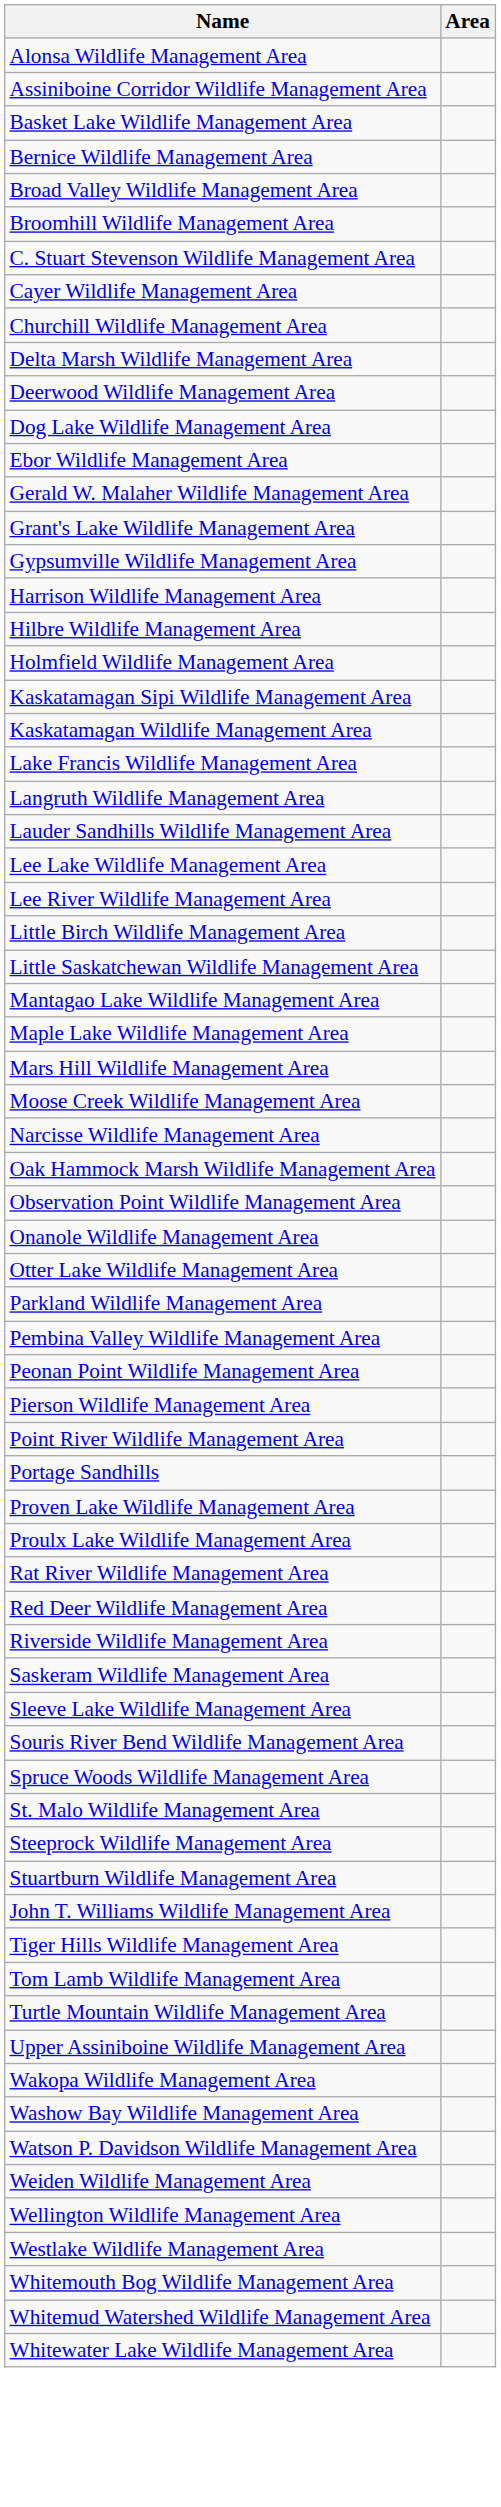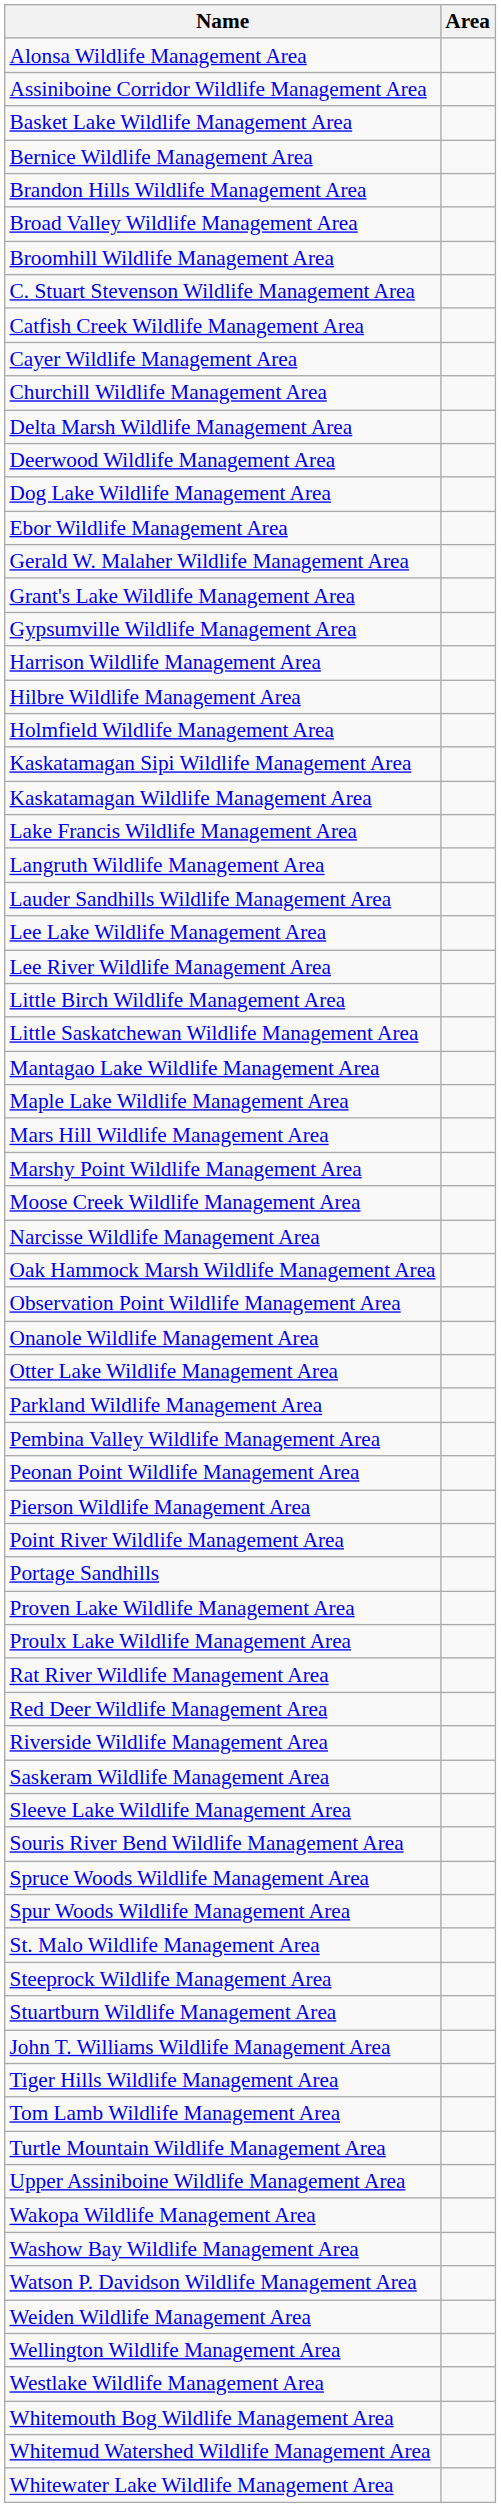+ row: (188, 190)
+ row: (187, 325)
+ row: (186, 1168)
+ row: (180, 1911)
